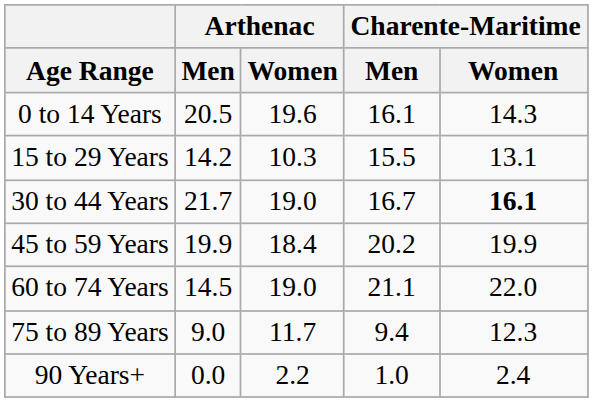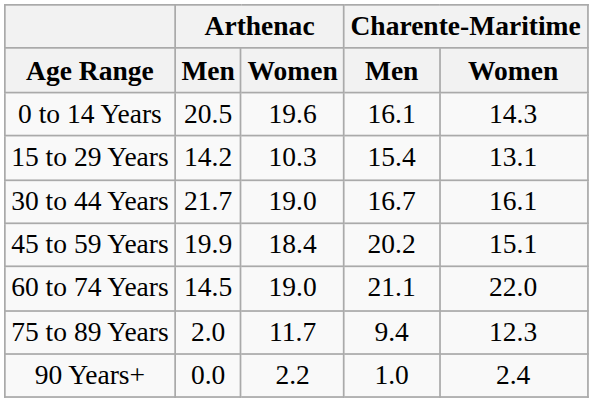(392, 157) 15.5 -> (392, 157) 15.4
(513, 200) bold -> (513, 200) normal
(513, 244) 19.9 -> (513, 244) 15.1
(208, 331) 9.0 -> (208, 331) 2.0
